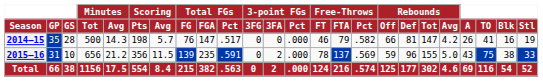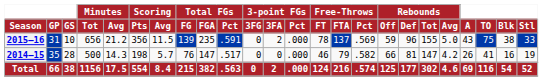rows swapped: (26, 40) <-> (26, 55)
